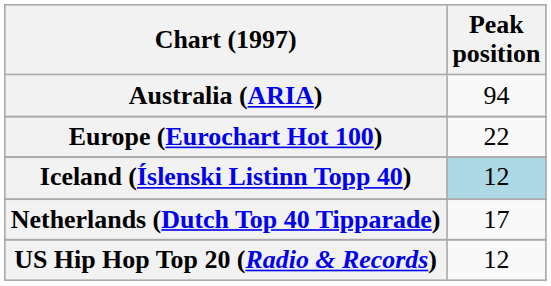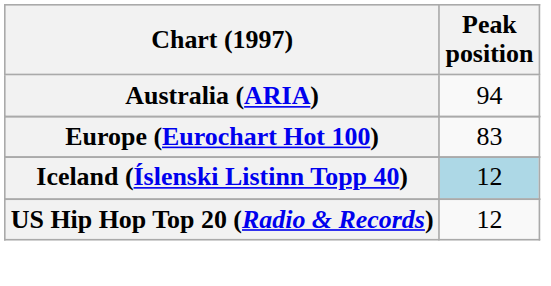(496, 136) 22 -> (489, 136) 83
- row: (226, 218)
